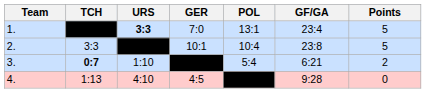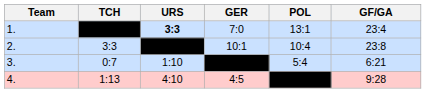- column: (385, 12)
(91, 63) bold -> (109, 63) normal
